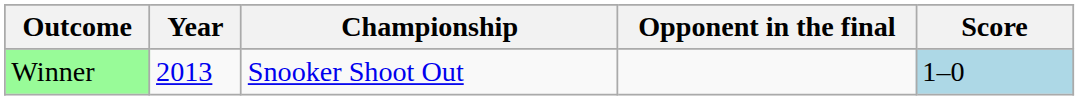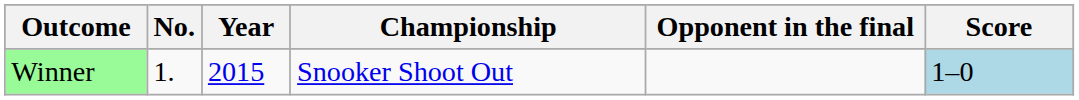+ column: (174, 26)
(184, 71) 2013 -> (236, 71) 2015
